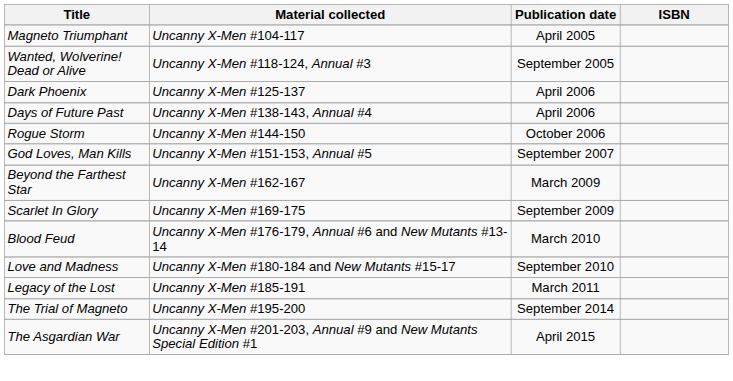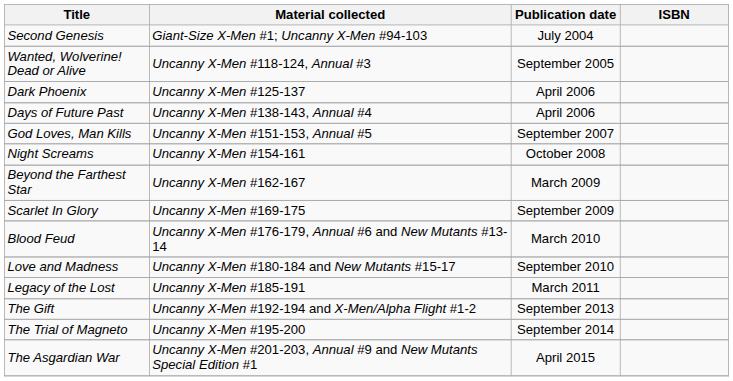+ row: (56, 35)
- row: (67, 35)
- row: (46, 133)
+ row: (50, 154)
+ row: (31, 308)
